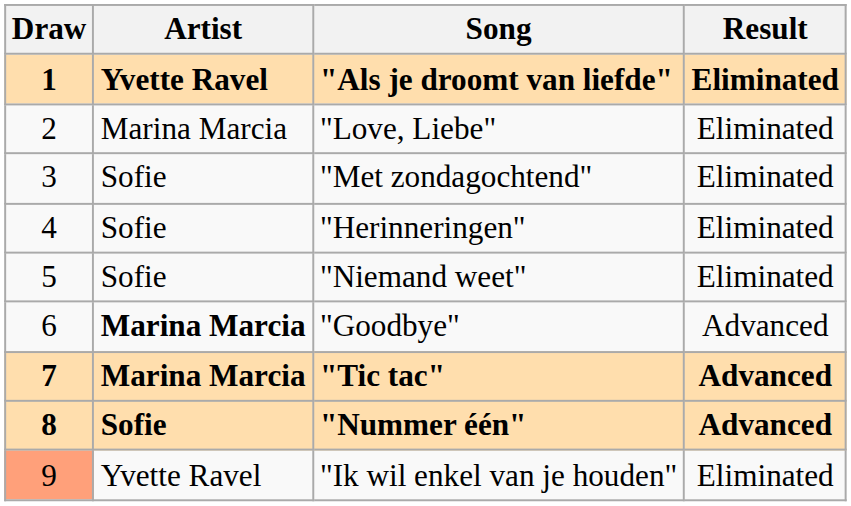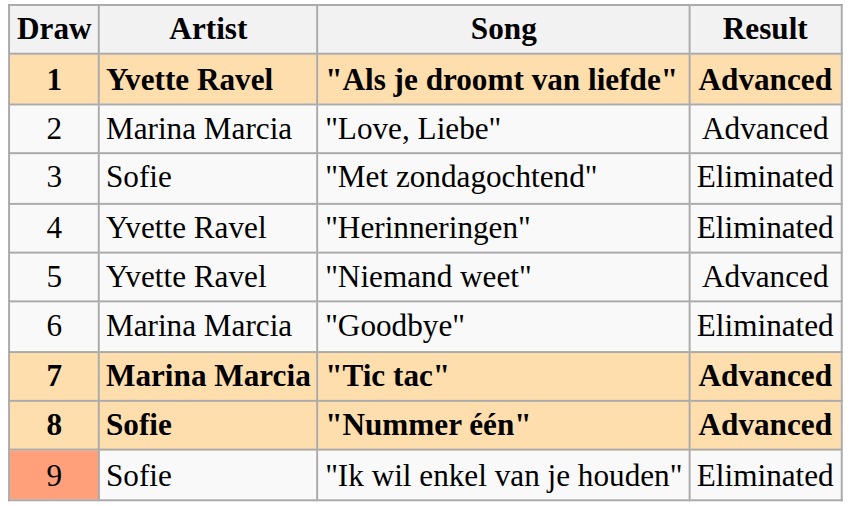(765, 78) Eliminated -> (765, 78) Advanced
(765, 128) Eliminated -> (765, 128) Advanced
(134, 227) Sofie -> (186, 227) Yvette Ravel
(134, 276) Sofie -> (186, 276) Yvette Ravel
(765, 276) Eliminated -> (765, 276) Advanced
(203, 326) bold -> (199, 326) normal
(765, 326) Advanced -> (765, 326) Eliminated
(181, 474) Yvette Ravel -> (139, 474) Sofie
